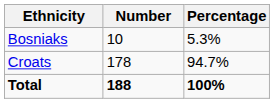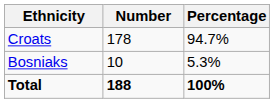rows swapped: (30, 62) <-> (38, 39)
